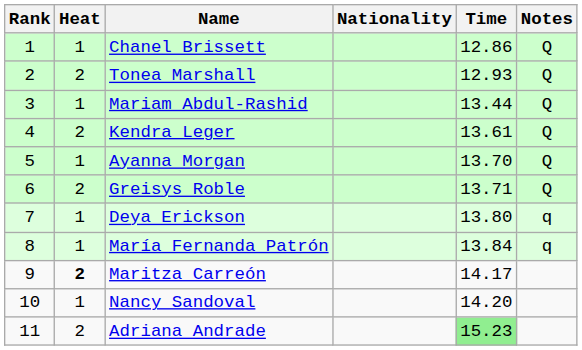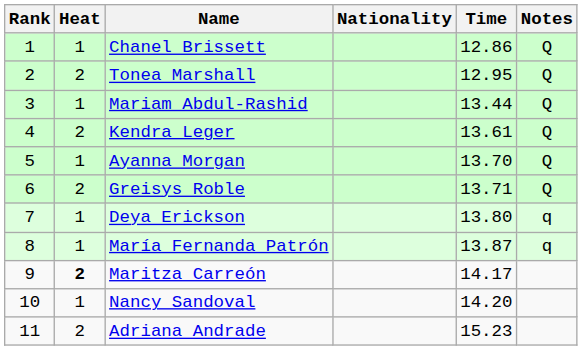(486, 76) 12.93 -> (486, 76) 12.95
(486, 246) 13.84 -> (486, 246) 13.87
(486, 331) lightgreen background -> (486, 331) no background
